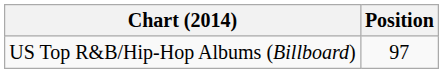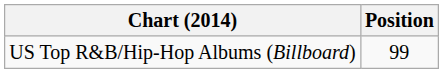(399, 52) 97 -> (399, 52) 99
